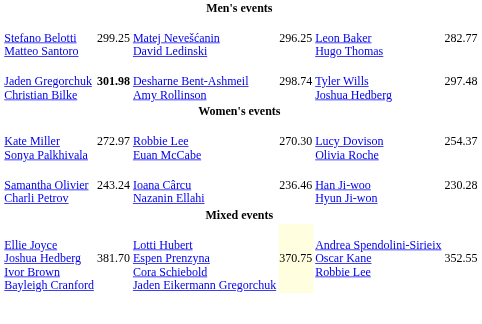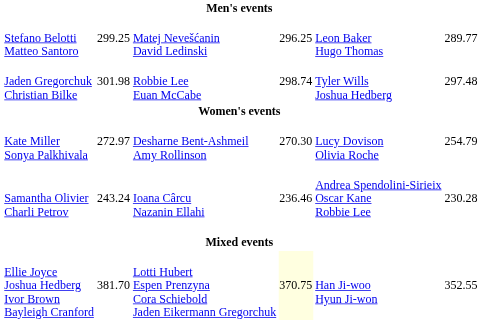(461, 38) 282.77 -> (461, 38) 289.77
(113, 81) bold -> (113, 81) normal
(191, 88) Desharne Bent-Ashmeil Amy Rollinson -> (167, 88) Robbie Lee Euan McCabe
(167, 148) Robbie Lee Euan McCabe -> (191, 148) Desharne Bent-Ashmeil Amy Rollinson
(461, 141) 254.37 -> (461, 141) 254.79
(346, 191) Han Ji-woo Hyun Ji-won -> (378, 198) Andrea Spendolini-Sirieix Oscar Kane Robbie Lee
(378, 258) Andrea Spendolini-Sirieix Oscar Kane Robbie Lee -> (346, 292) Han Ji-woo Hyun Ji-won
